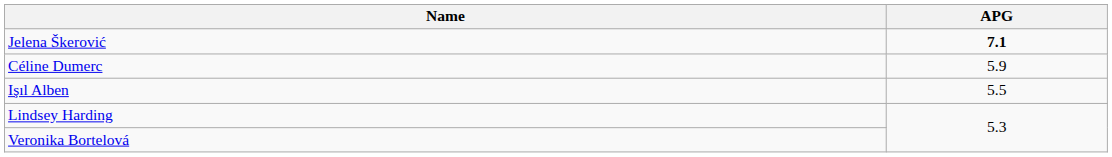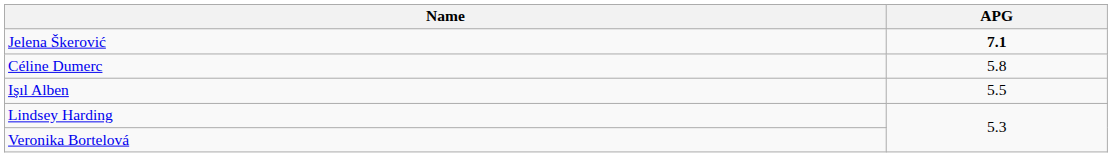(997, 66) 5.9 -> (997, 66) 5.8
